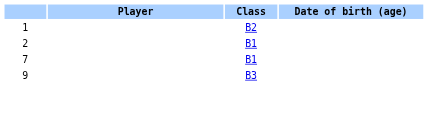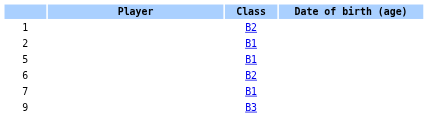+ row: (25, 60)
+ row: (25, 76)
